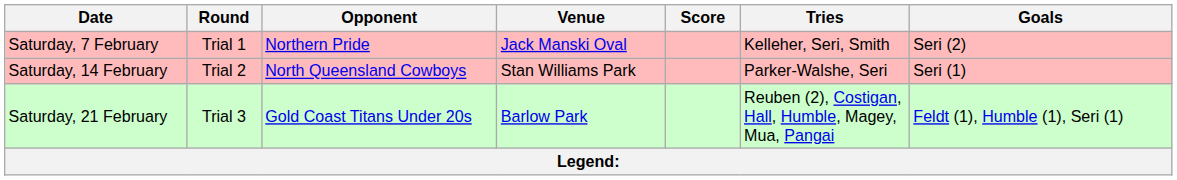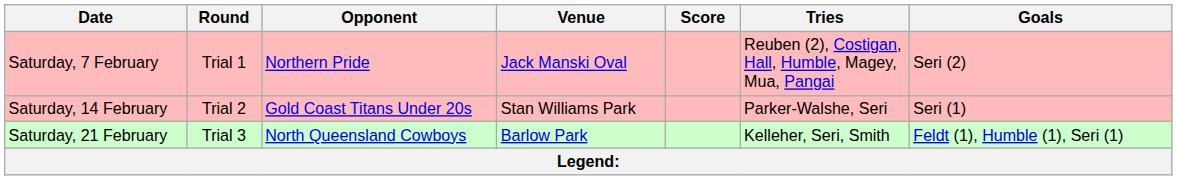(817, 44) Kelleher, Seri, Smith -> (823, 63) Reuben (2), Costigan, Hall, Humble, Magey, Mua, Pangai
(366, 71) North Queensland Cowboys -> (368, 108) Gold Coast Titans Under 20s
(368, 116) Gold Coast Titans Under 20s -> (366, 135) North Queensland Cowboys
(823, 116) Reuben (2), Costigan, Hall, Humble, Magey, Mua, Pangai -> (817, 135) Kelleher, Seri, Smith
